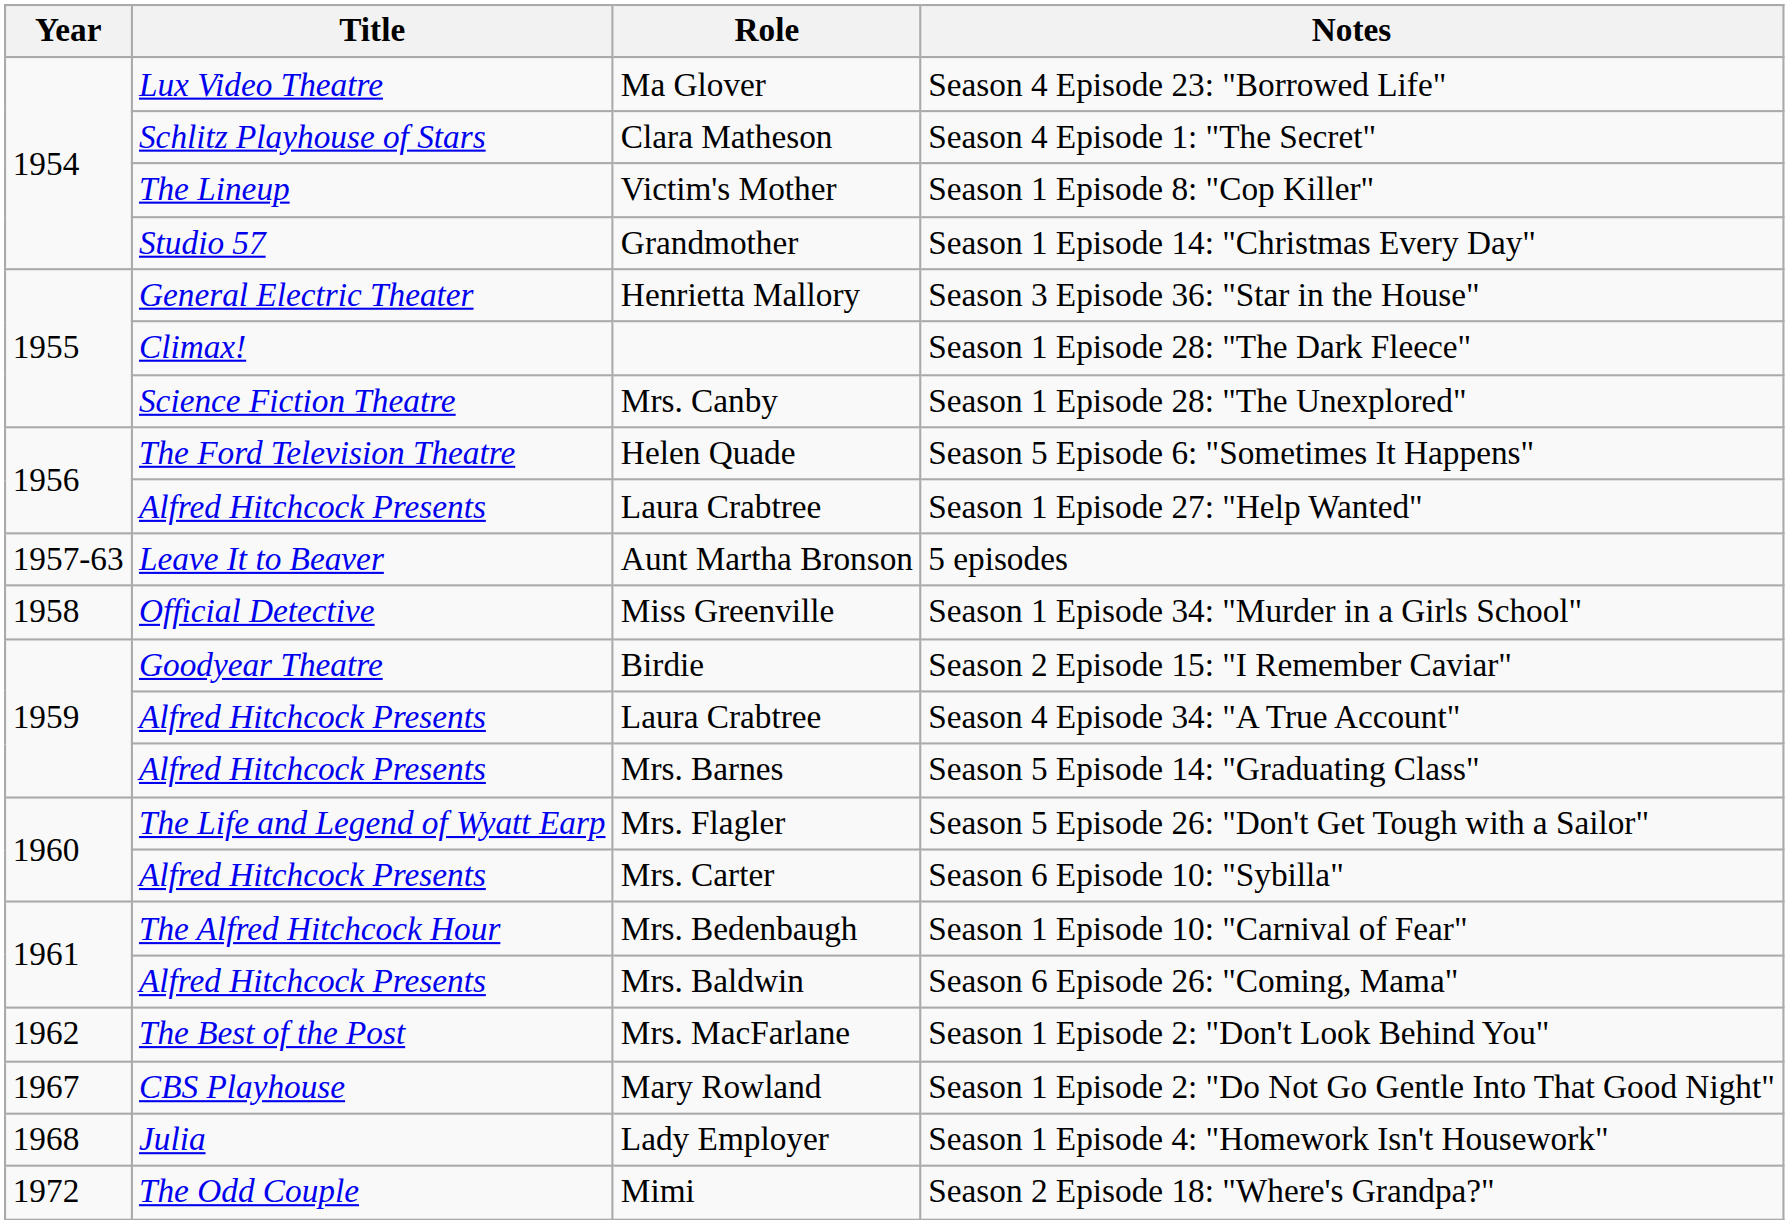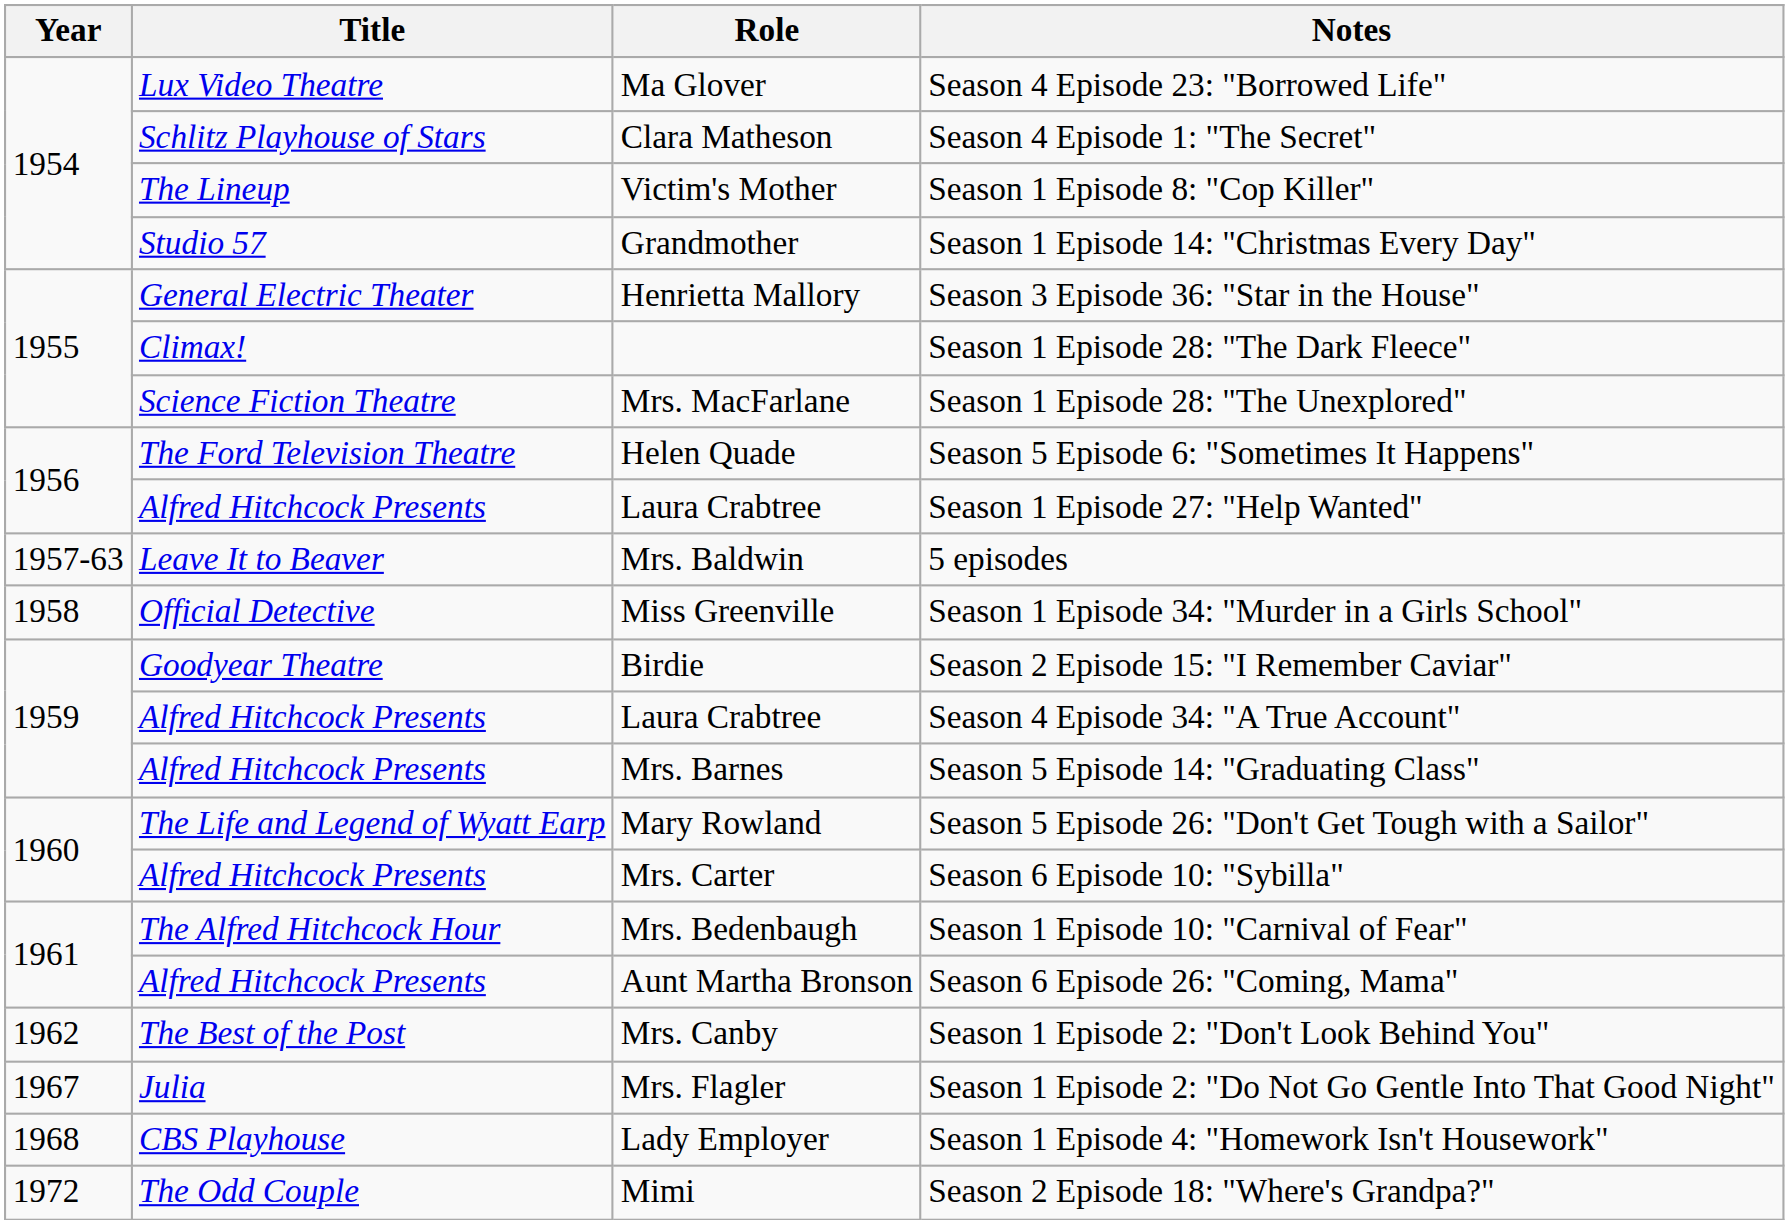(699, 400) Mrs. Canby -> (735, 400) Mrs. MacFarlane
(767, 558) Aunt Martha Bronson -> (712, 558) Mrs. Baldwin
(703, 822) Mrs. Flagler -> (721, 822) Mary Rowland
(712, 980) Mrs. Baldwin -> (767, 980) Aunt Martha Bronson
(735, 1033) Mrs. MacFarlane -> (699, 1033) Mrs. Canby
(242, 1086) CBS Playhouse -> (172, 1086) Julia
(721, 1086) Mary Rowland -> (703, 1086) Mrs. Flagler
(172, 1139) Julia -> (242, 1139) CBS Playhouse
